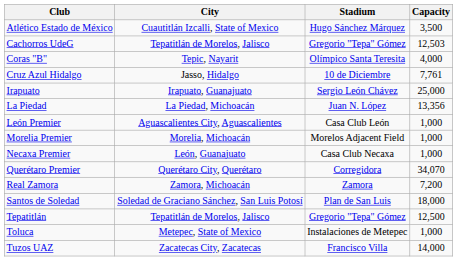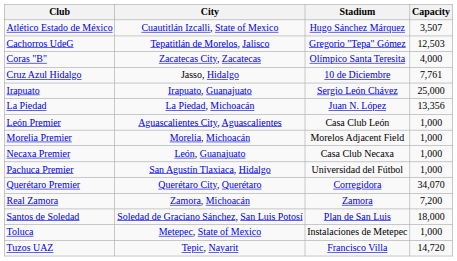(431, 28) 3,500 -> (431, 28) 3,507
(210, 59) Tepic, Nayarit -> (210, 59) Zacatecas City, Zacatecas
+ row: (40, 169)
- row: (26, 216)
(210, 248) Zacatecas City, Zacatecas -> (210, 248) Tepic, Nayarit
(431, 248) 14,000 -> (431, 248) 14,720
